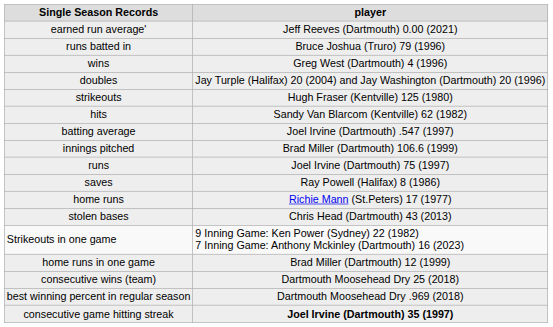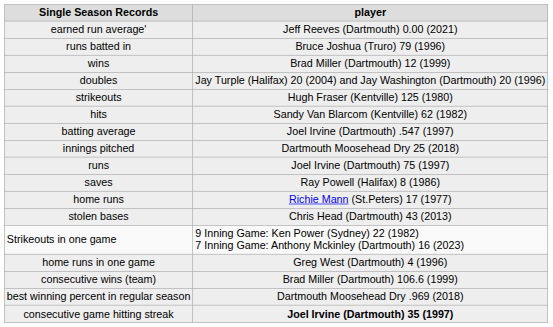(370, 64) Greg West (Dartmouth) 4 (1996) -> (370, 64) Brad Miller (Dartmouth) 12 (1999)
(370, 149) Brad Miller (Dartmouth) 106.6 (1999) -> (370, 149) Dartmouth Moosehead Dry 25 (2018)
(370, 263) Brad Miller (Dartmouth) 12 (1999) -> (370, 263) Greg West (Dartmouth) 4 (1996)
(370, 280) Dartmouth Moosehead Dry 25 (2018) -> (370, 280) Brad Miller (Dartmouth) 106.6 (1999)
